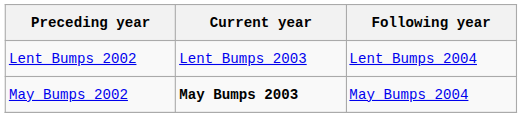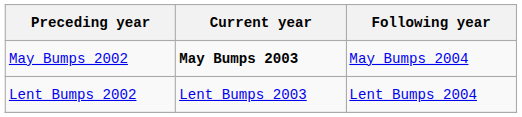rows swapped: (68, 94) <-> (73, 59)
